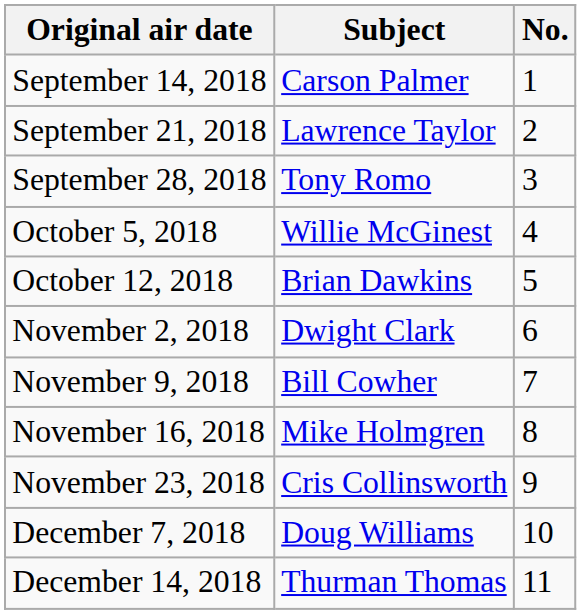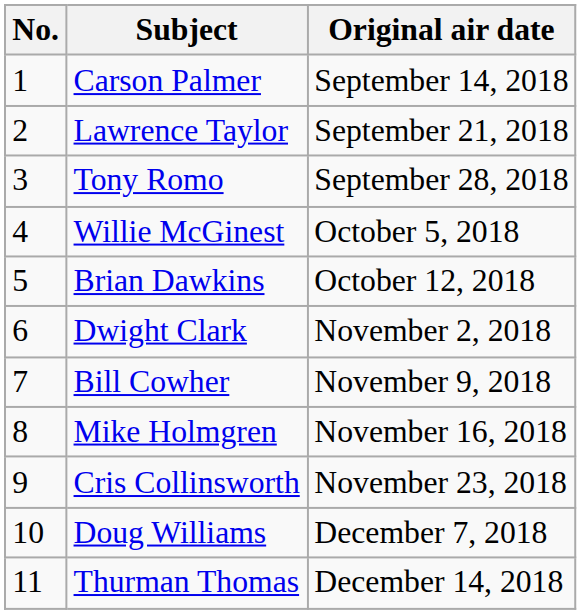columns swapped: (545, 29) <-> (139, 29)
